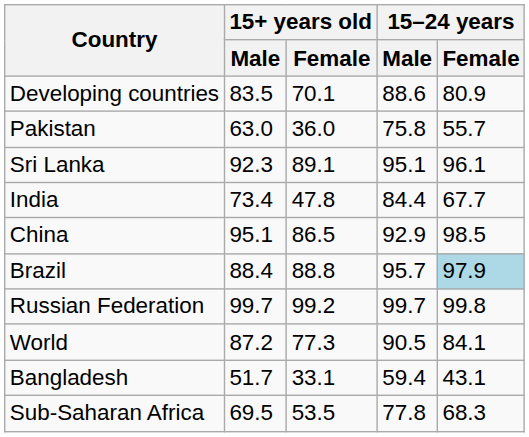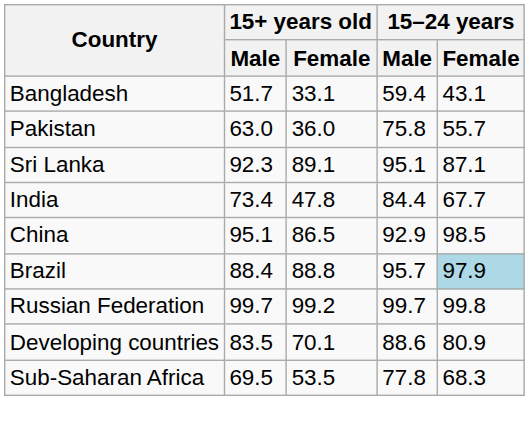rows swapped: (69, 377) <-> (114, 93)
(464, 164) 96.1 -> (464, 164) 87.1
- row: (39, 341)
